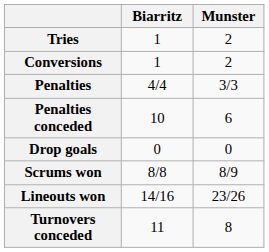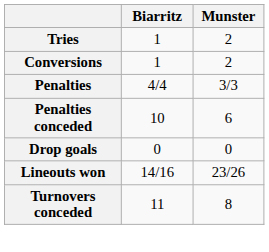- row: (63, 172)
